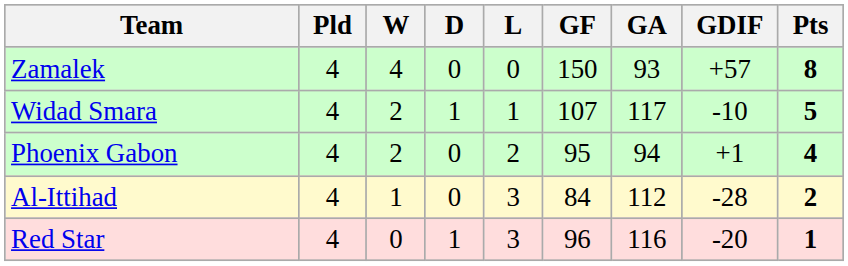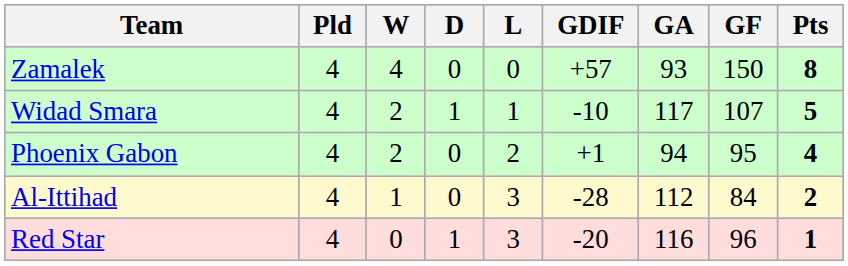columns swapped: (577, 25) <-> (730, 25)
